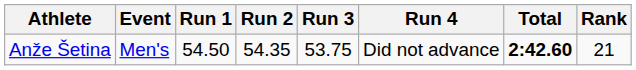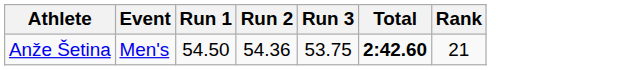- column: (431, 19)
(267, 49) 54.35 -> (267, 49) 54.36
